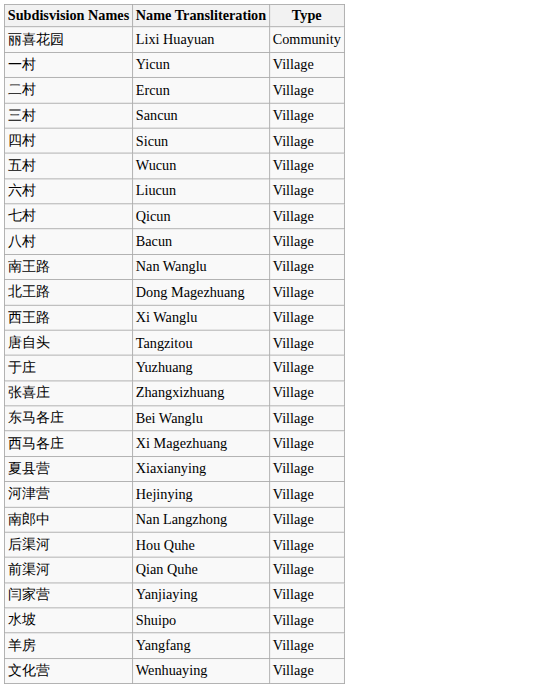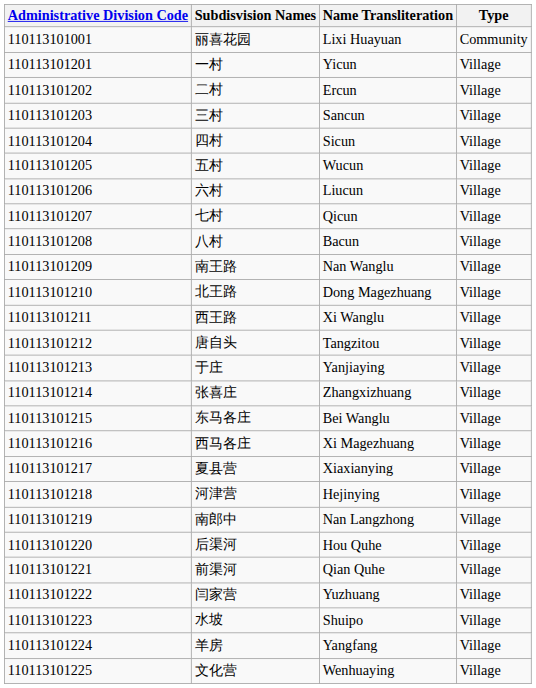+ column: (98, 15)
(164, 368) Yuzhuang -> (354, 368) Yanjiaying
(167, 595) Yanjiaying -> (351, 595) Yuzhuang
